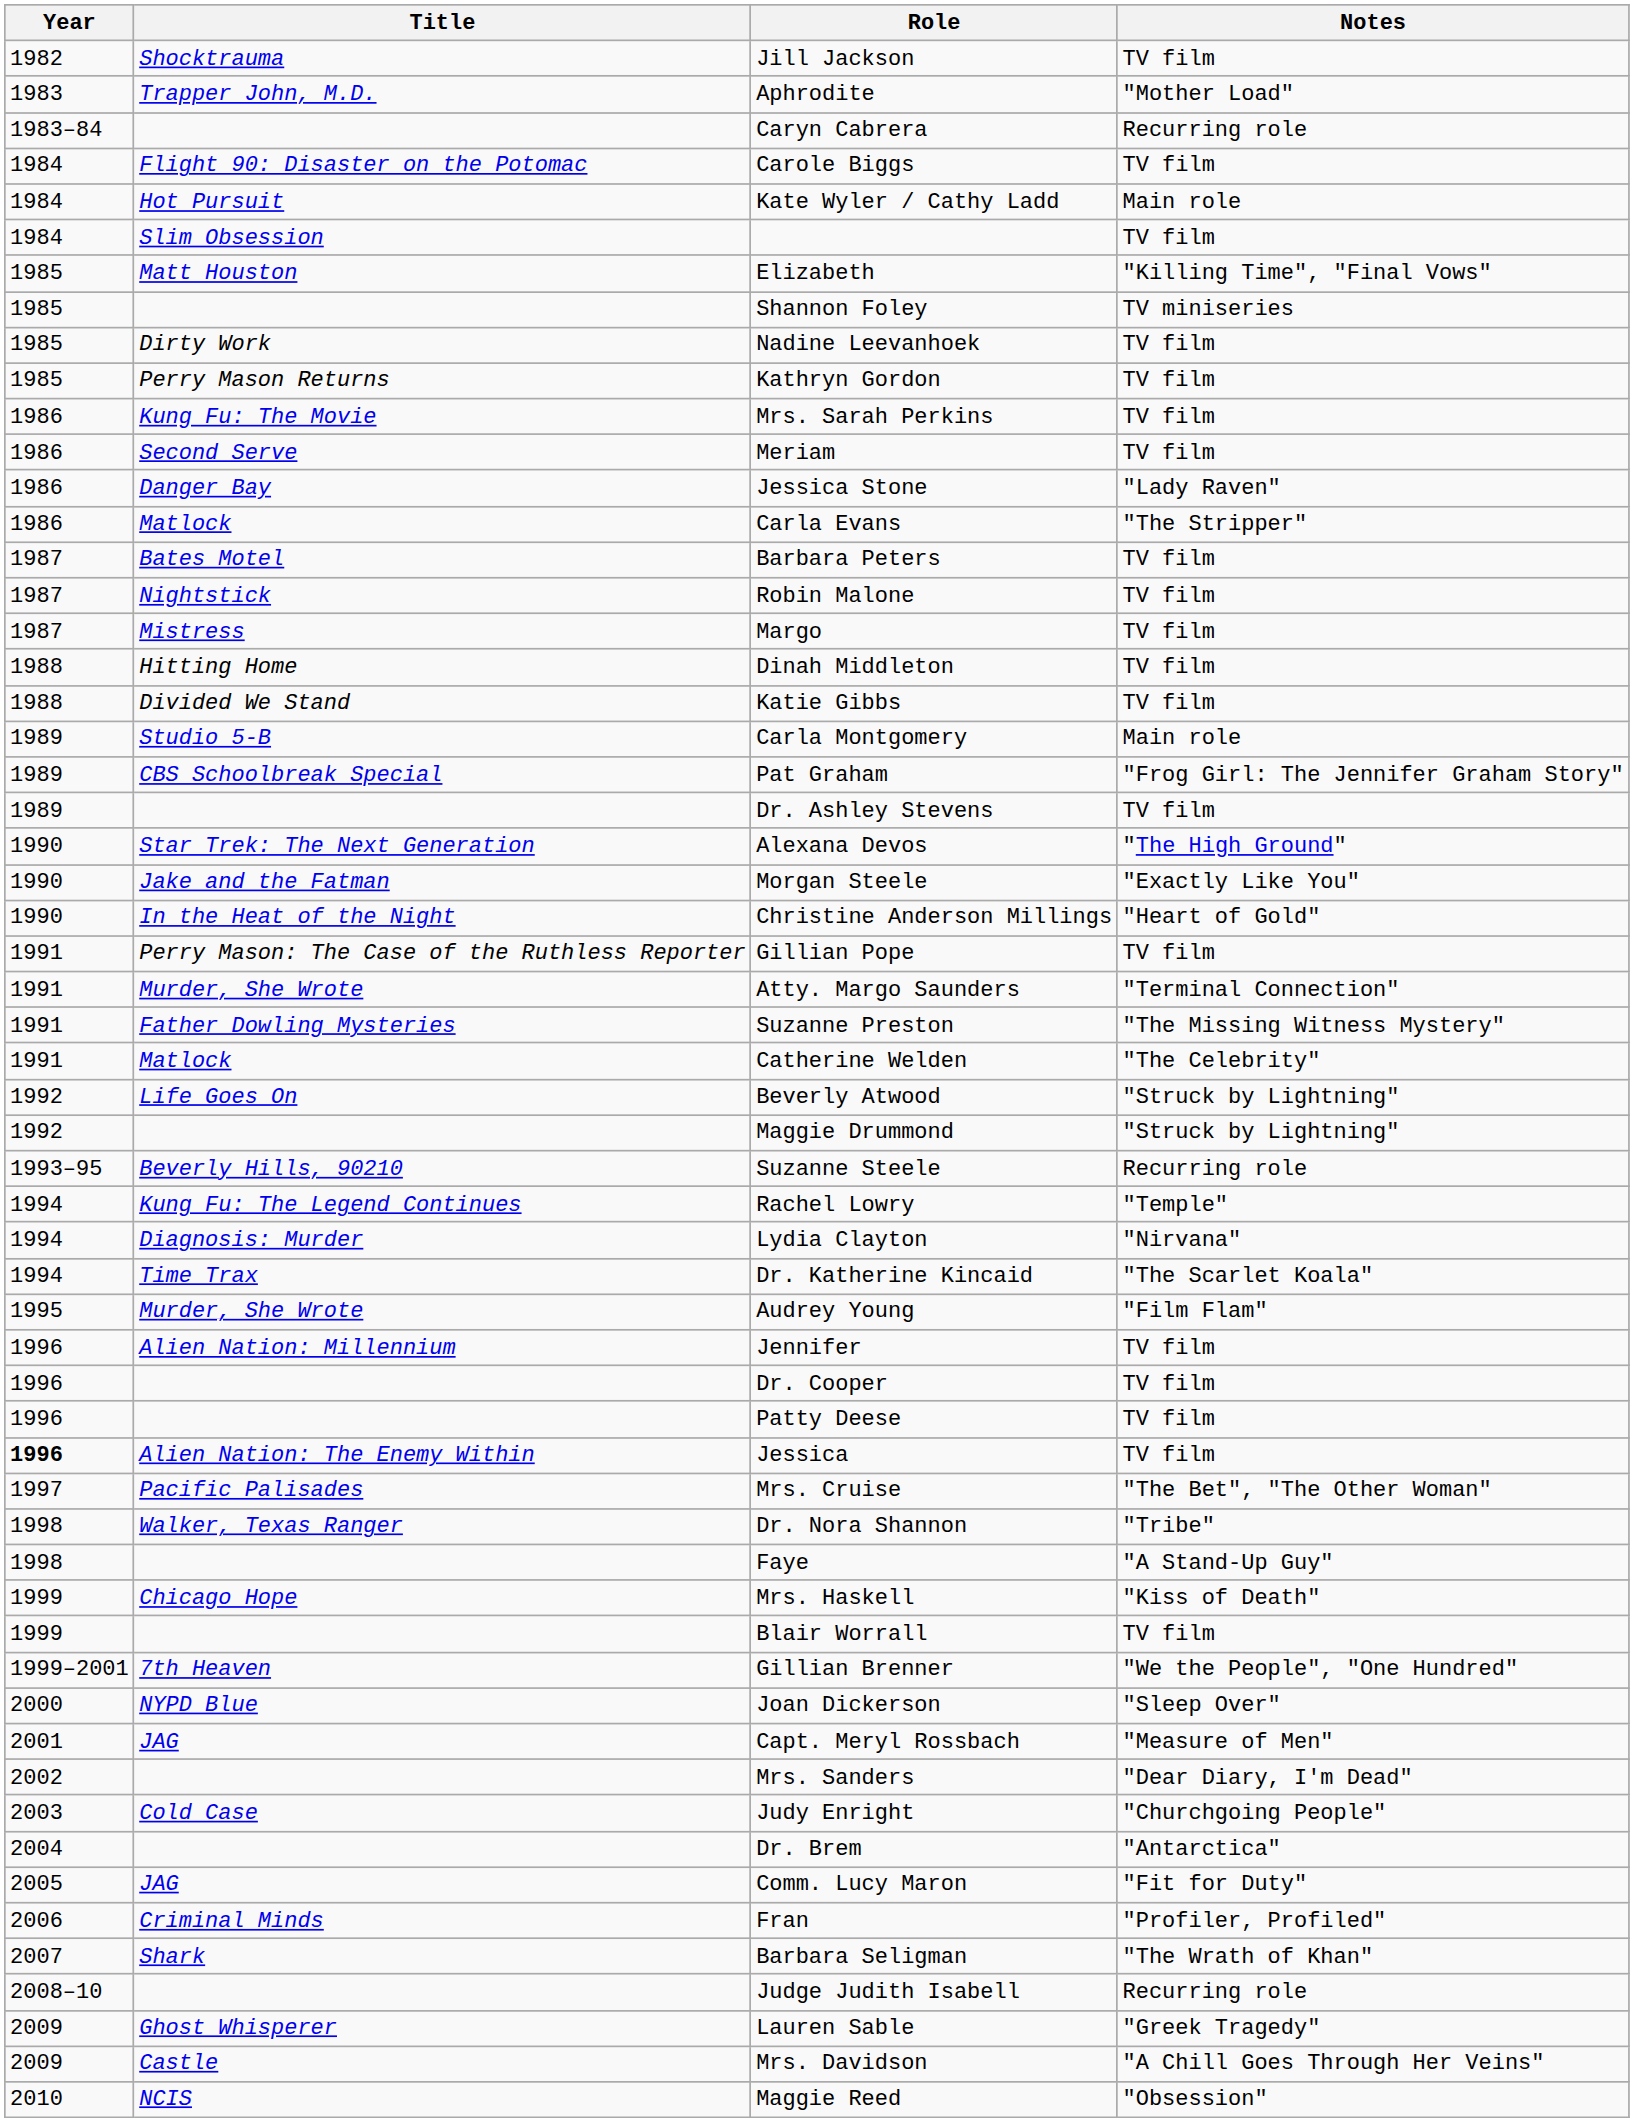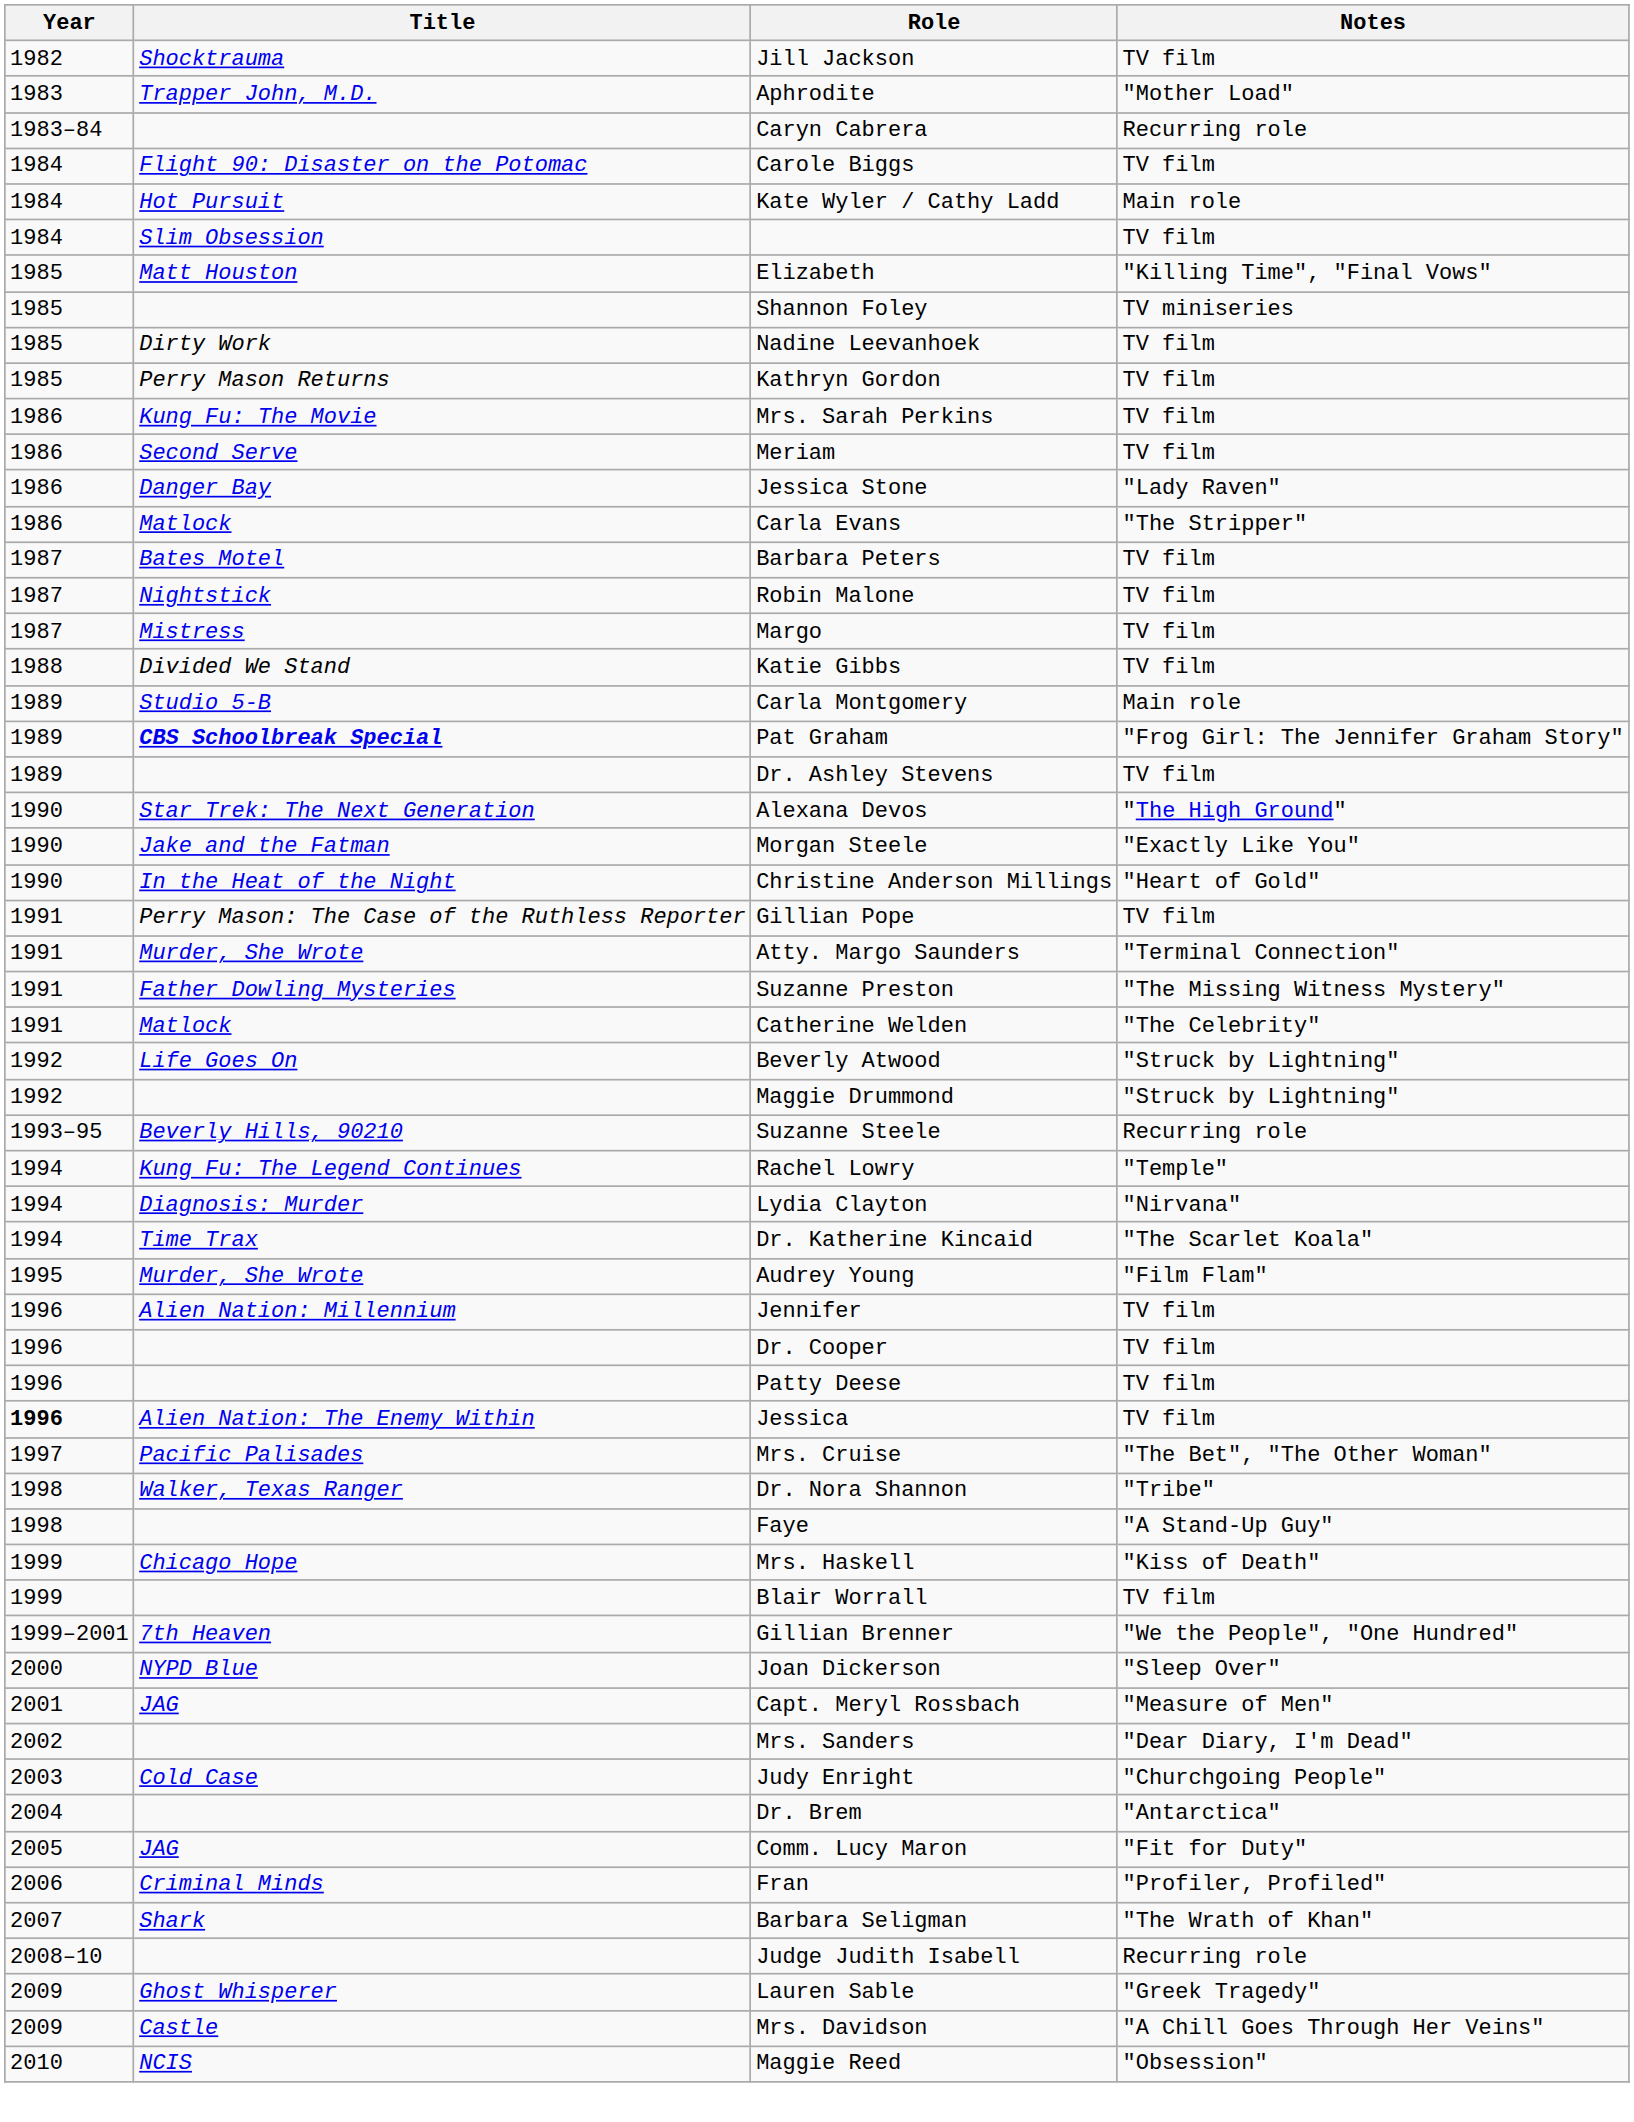- row: (855, 667)
(291, 775) normal -> (291, 739) bold
